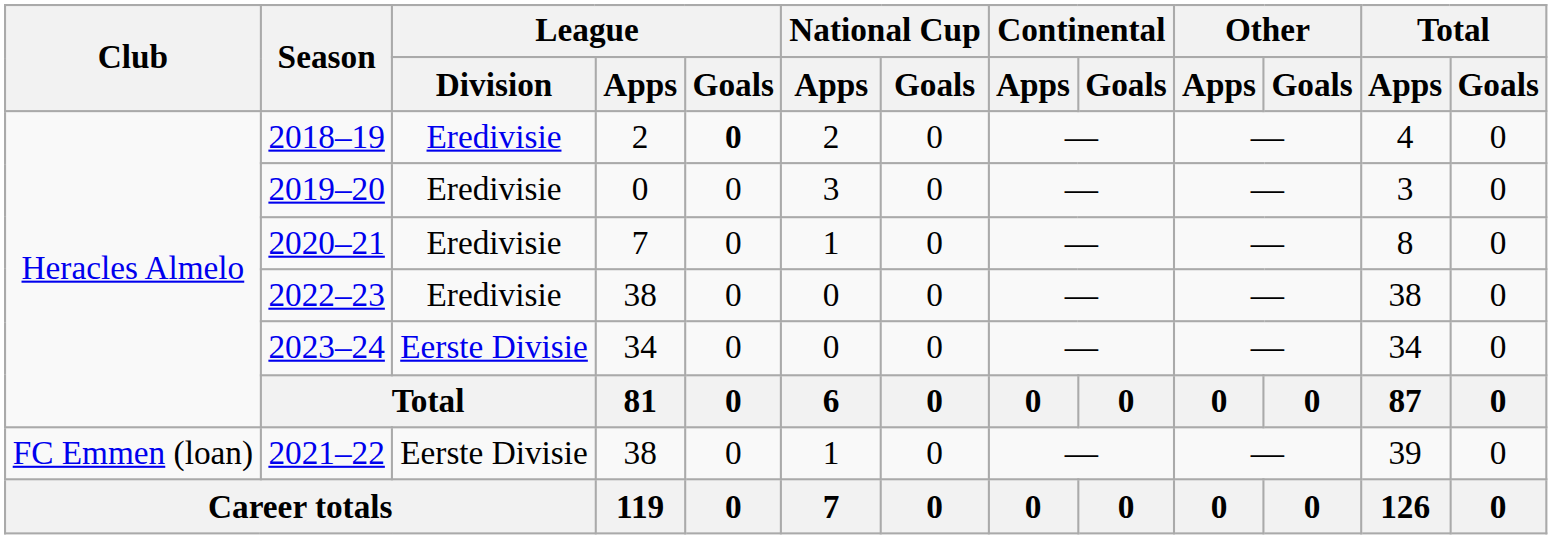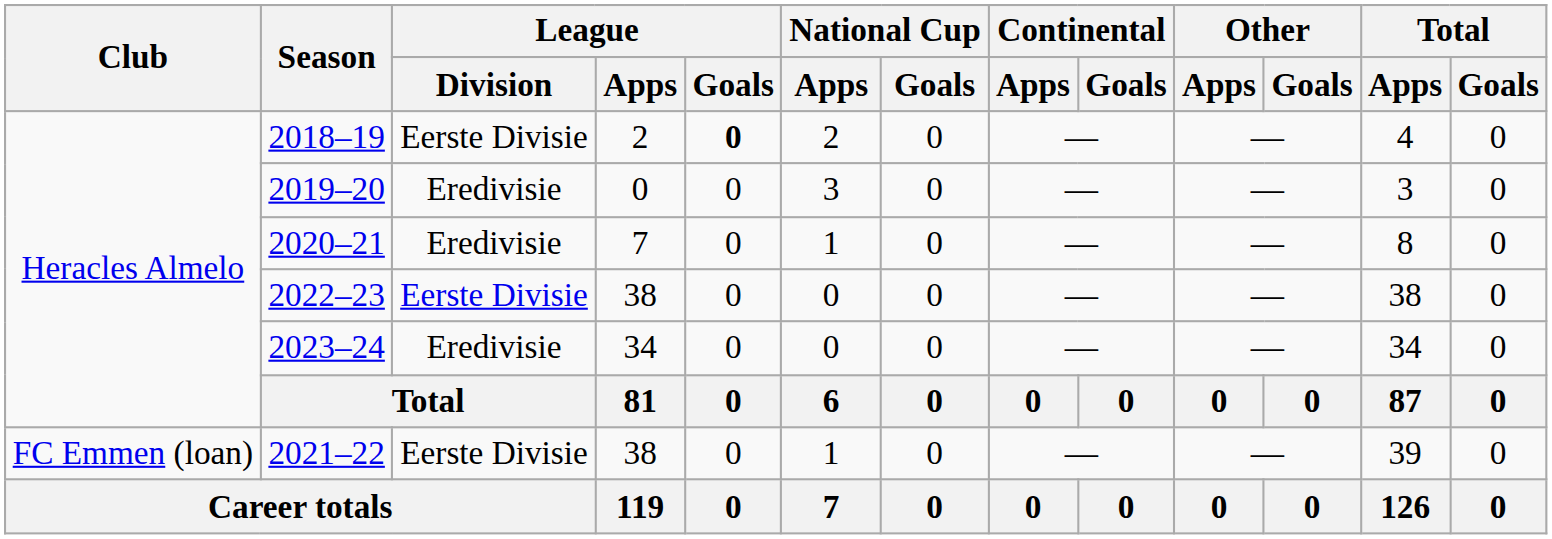(494, 136) Eredivisie -> (494, 136) Eerste Divisie
(494, 294) Eredivisie -> (494, 294) Eerste Divisie
(494, 347) Eerste Divisie -> (494, 347) Eredivisie
